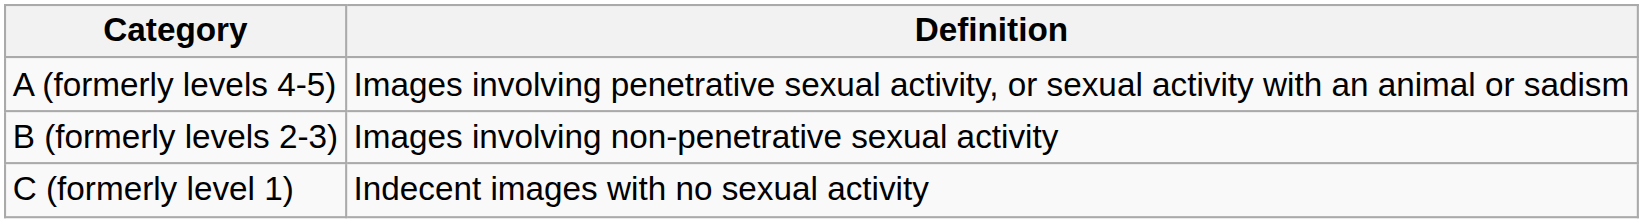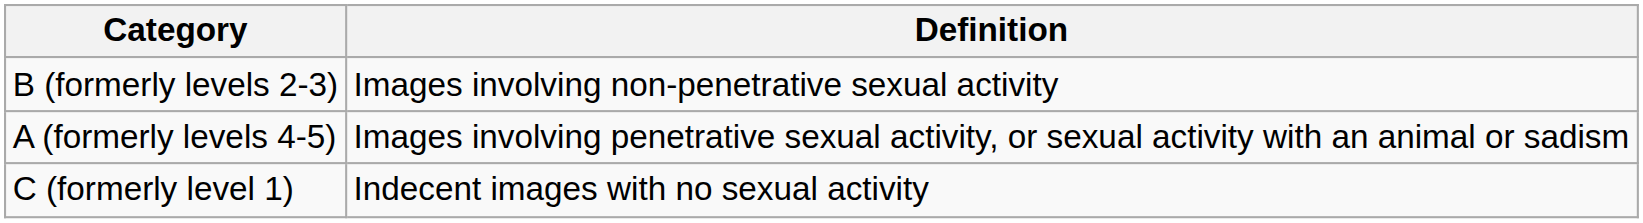rows swapped: (175, 83) <-> (175, 136)
